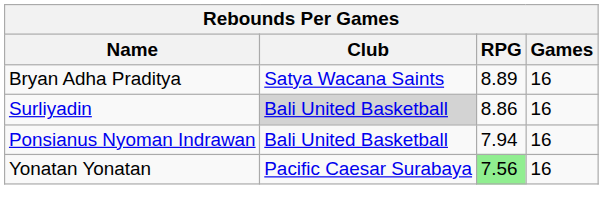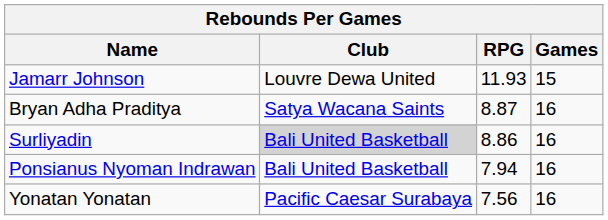+ row: (77, 79)
(499, 79) 8.89 -> (499, 109) 8.87
(499, 169) lightgreen background -> (499, 199) no background
